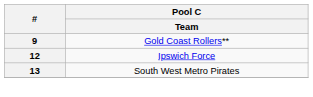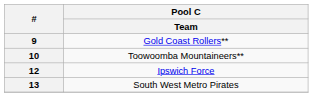+ row: (34, 56)
